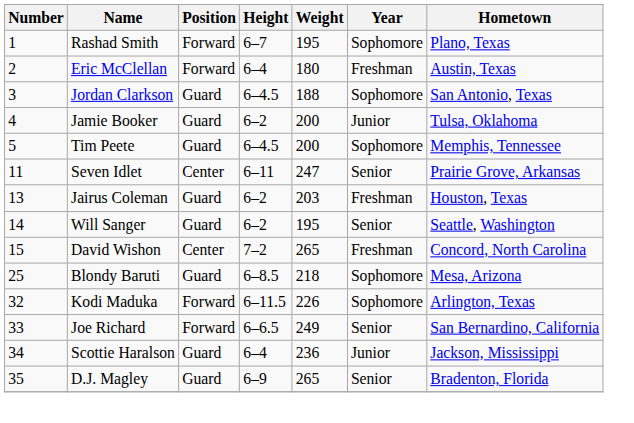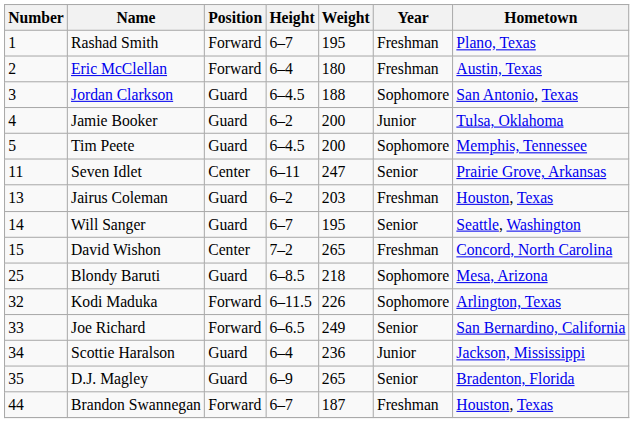(387, 43) Sophomore -> (408, 43) Freshman
(255, 224) 6–2 -> (281, 224) 6–7
+ row: (136, 404)
